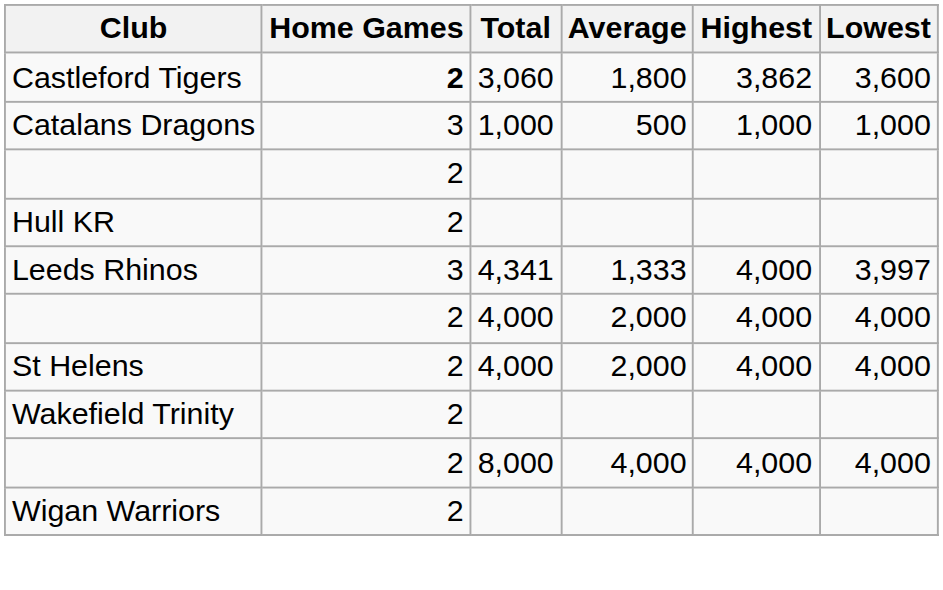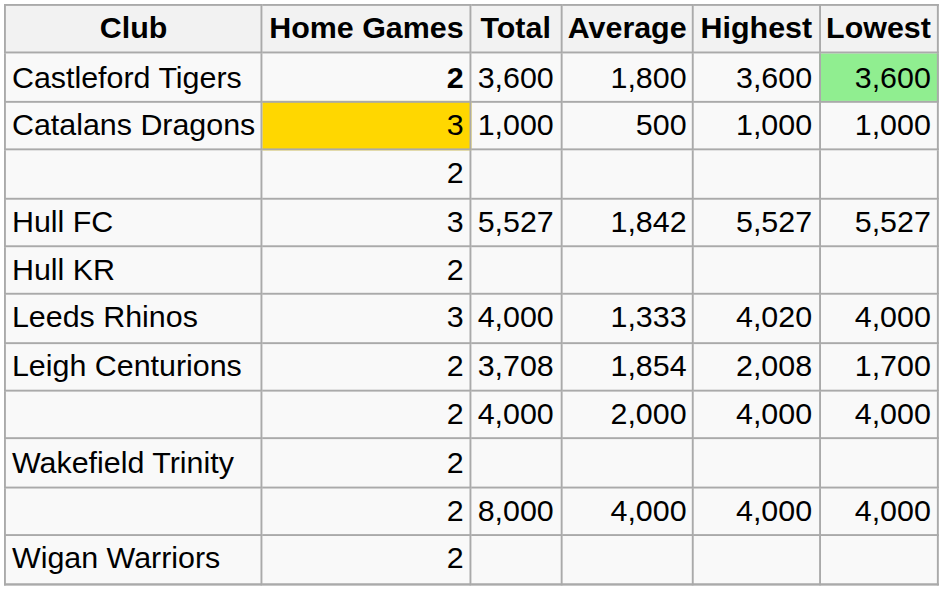(516, 76) 3,060 -> (516, 76) 3,600
(774, 76) 3,862 -> (774, 76) 3,600
(893, 76) no background -> (893, 76) lightgreen background
(455, 125) no background -> (455, 125) gold background
+ row: (63, 221)
(516, 269) 4,341 -> (516, 317) 4,000
(774, 269) 4,000 -> (774, 317) 4,020
(893, 269) 3,997 -> (893, 317) 4,000
+ row: (127, 366)
- row: (78, 366)
